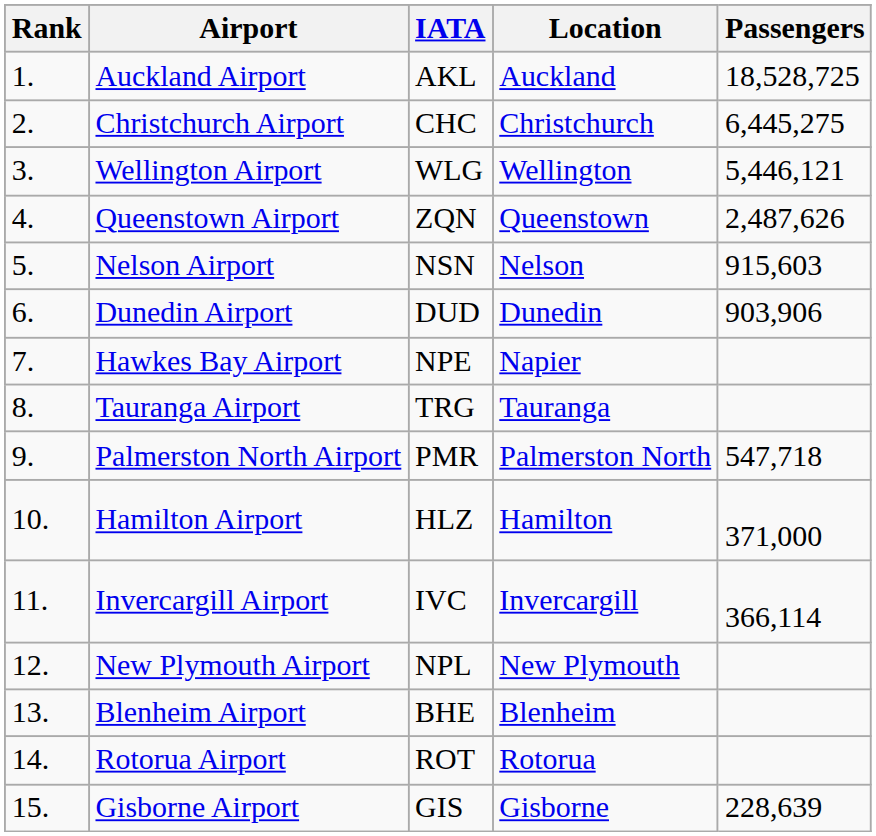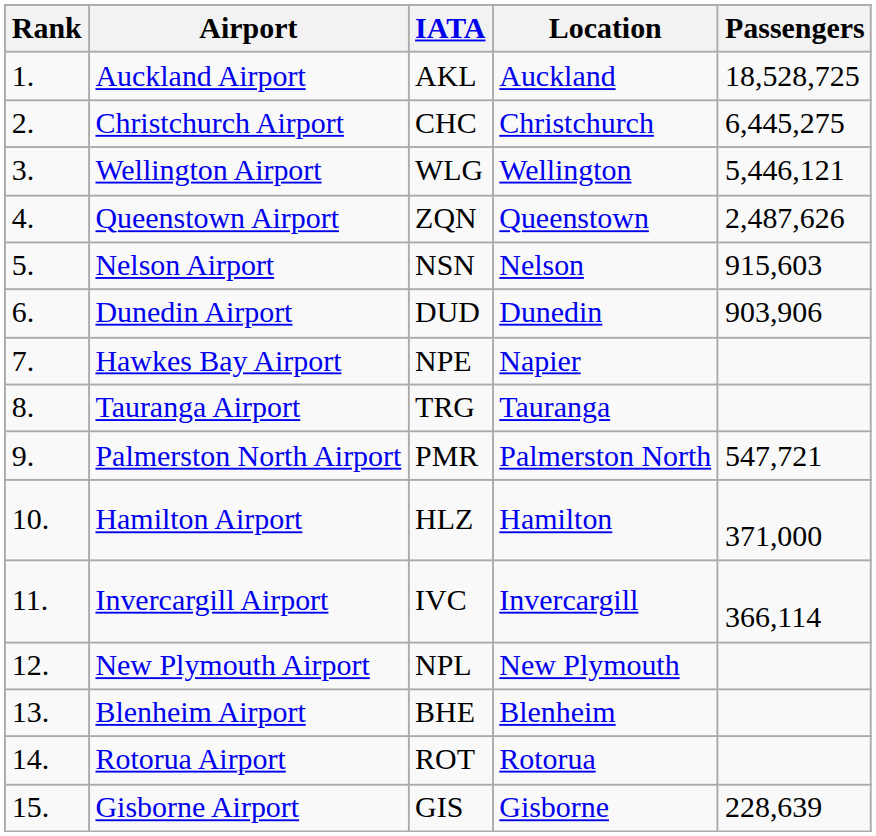(774, 455) 547,718 -> (774, 455) 547,721
